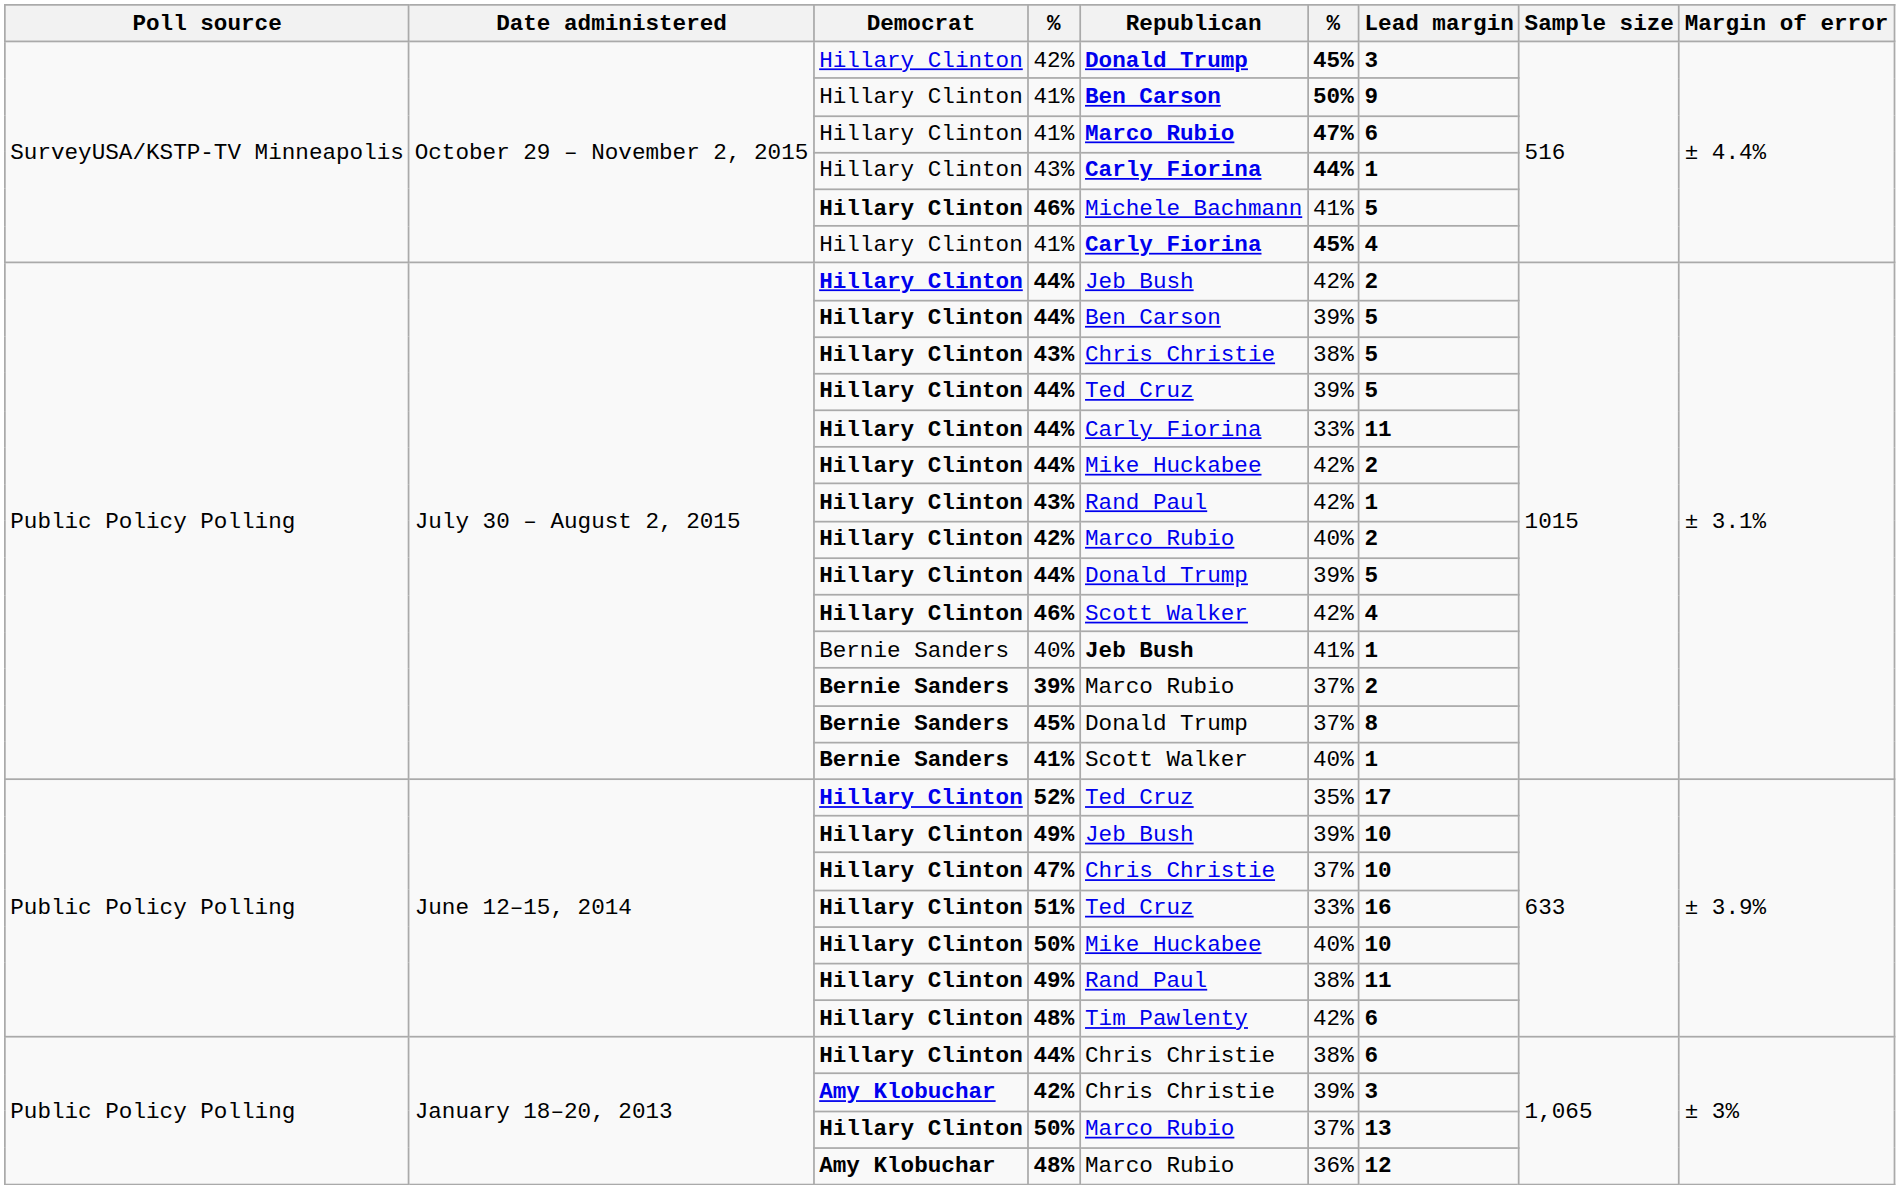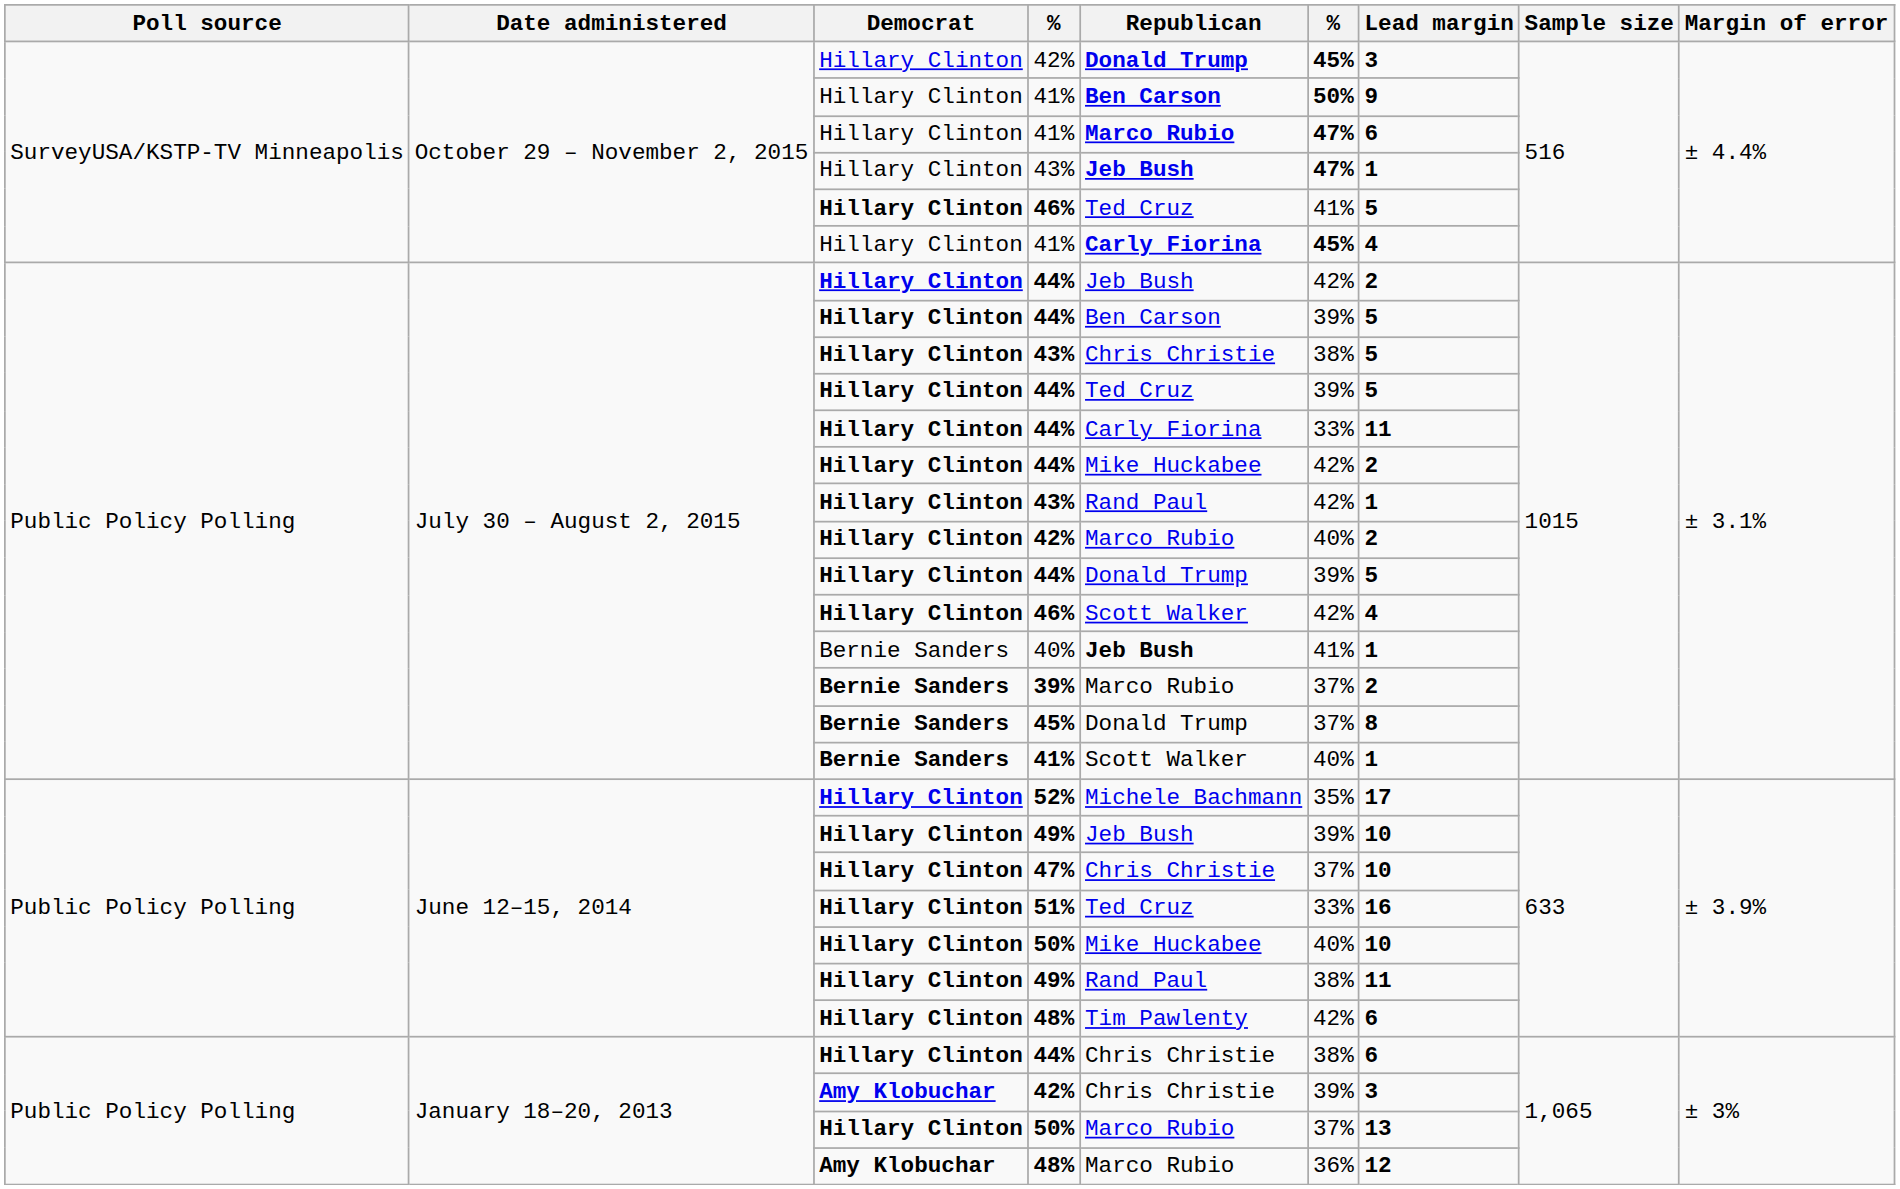(1173, 171) Carly Fiorina -> (1139, 171) Jeb Bush
(1333, 171) 44% -> (1333, 171) 47%
(1194, 208) Michele Bachmann -> (1139, 208) Ted Cruz
(1139, 797) Ted Cruz -> (1194, 797) Michele Bachmann
